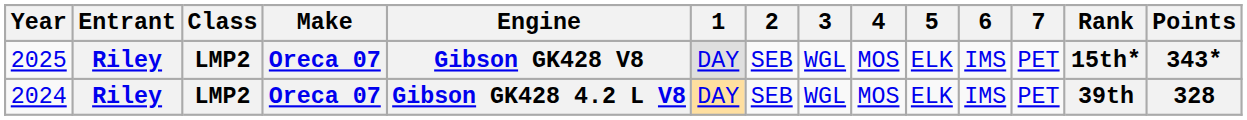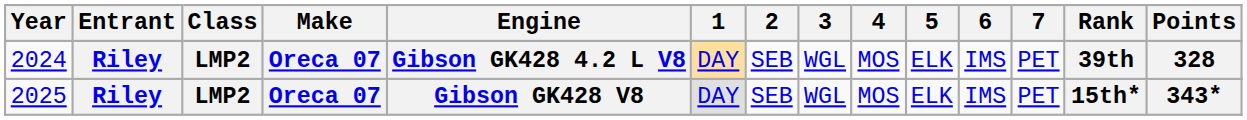rows swapped: (39, 97) <-> (39, 60)
